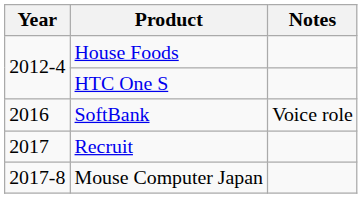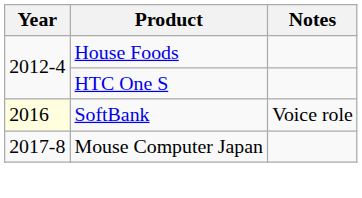(29, 114) no background -> (29, 114) lightyellow background
- row: (104, 146)
